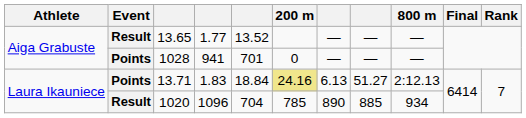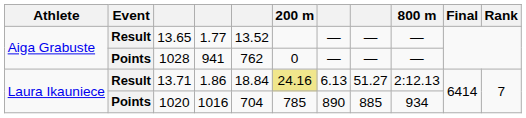(252, 59) 701 -> (252, 59) 762
(131, 81) Points -> (131, 81) Result
(213, 81) 1.83 -> (213, 81) 1.86
(131, 102) Result -> (131, 102) Points
(213, 102) 1096 -> (213, 102) 1016
